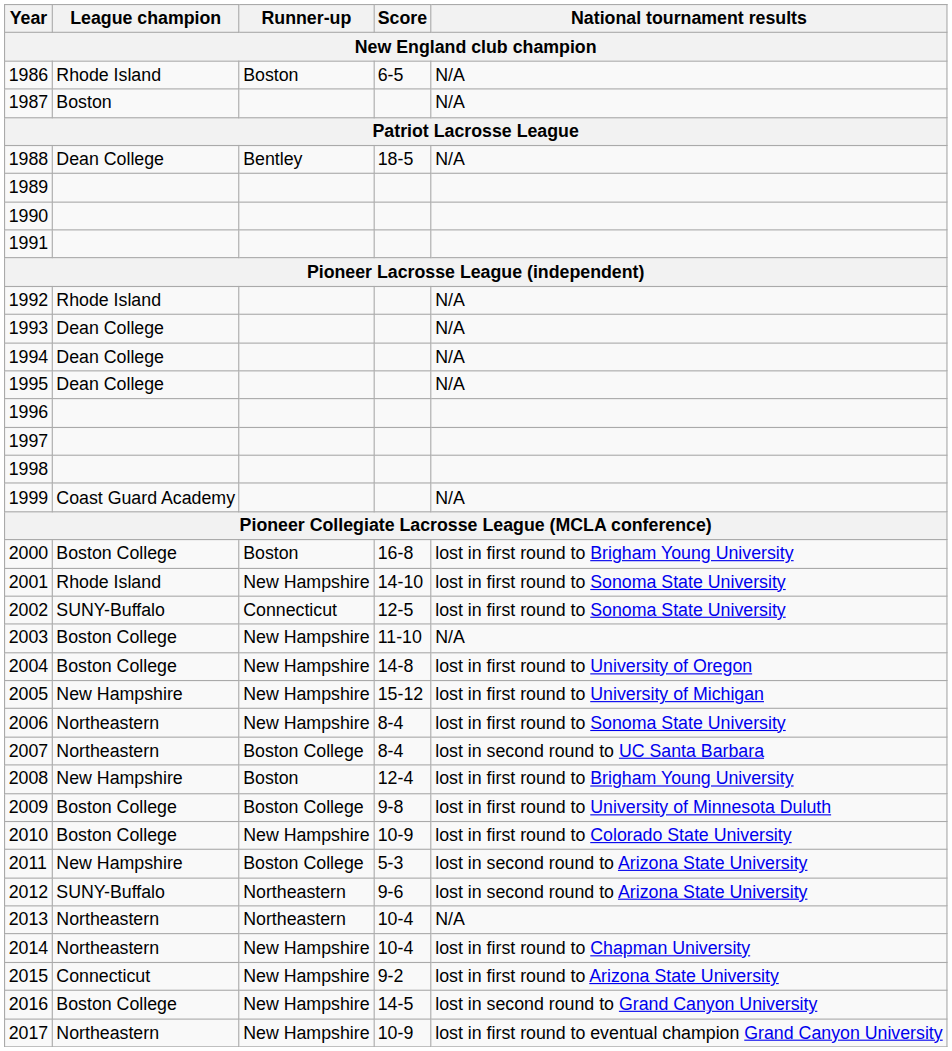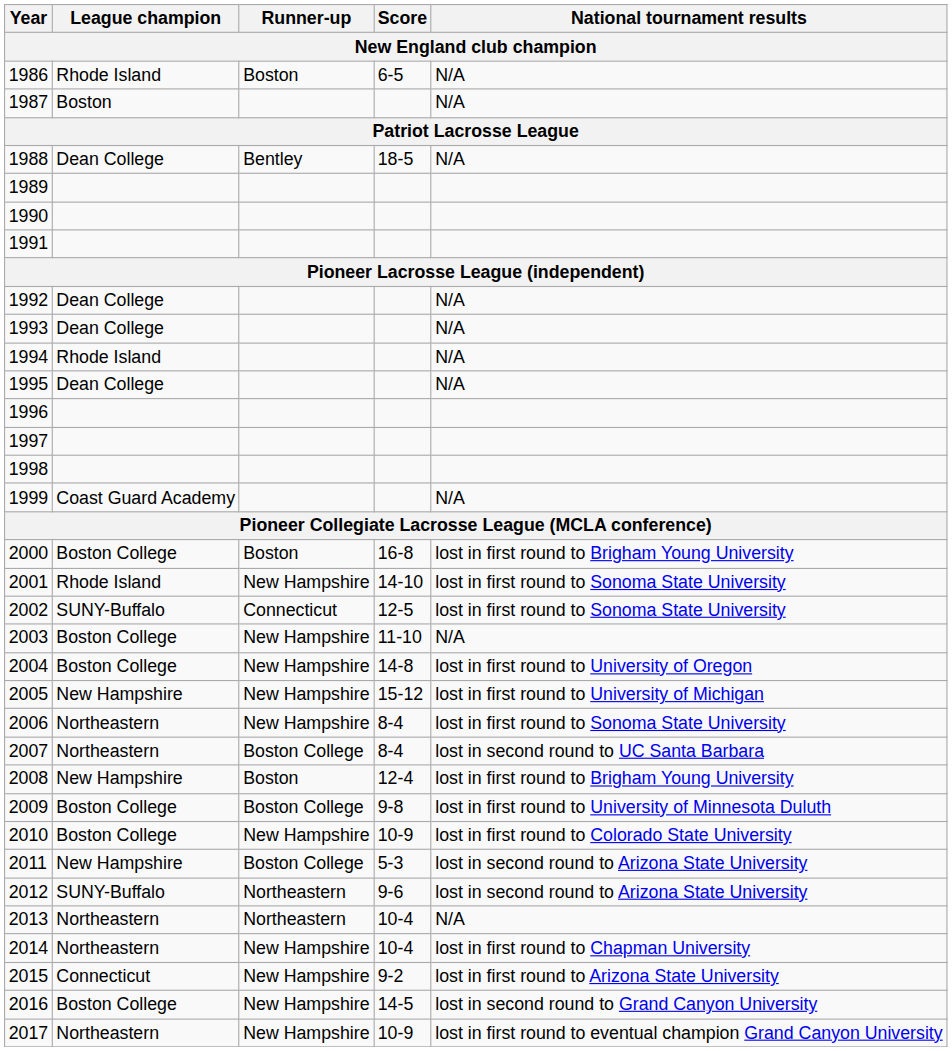(109, 300) Rhode Island -> (110, 300) Dean College
(110, 356) Dean College -> (109, 356) Rhode Island
